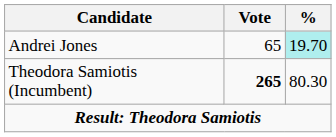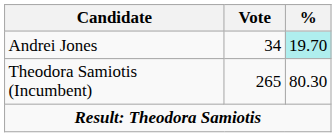(273, 44) 65 -> (273, 44) 34
(269, 81) bold -> (269, 81) normal
